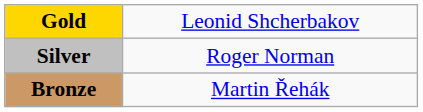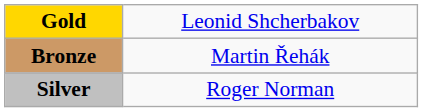rows swapped: (64, 55) <-> (64, 89)
